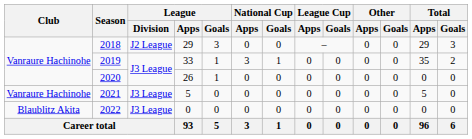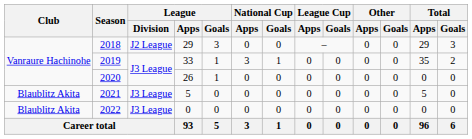(49, 93) Vanraure Hachinohe -> (49, 93) Blaublitz Akita
